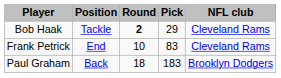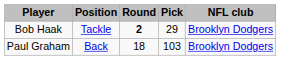(231, 30) Cleveland Rams -> (231, 30) Brooklyn Dodgers
- row: (38, 47)
(172, 64) 183 -> (172, 47) 103
